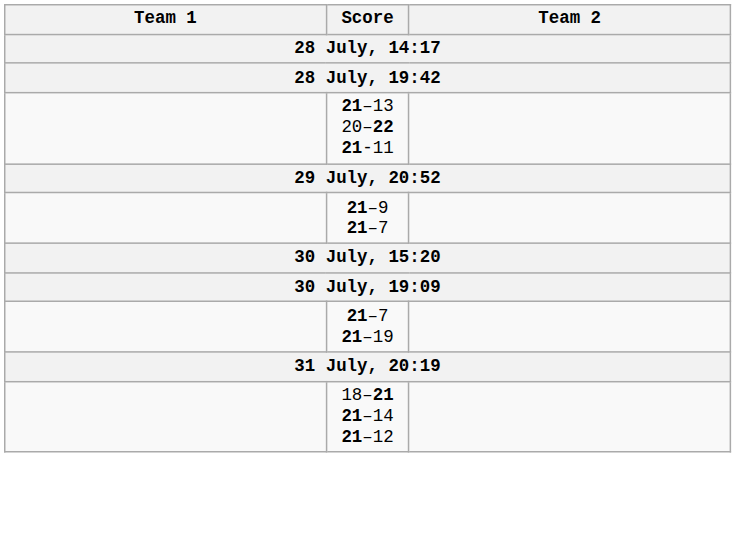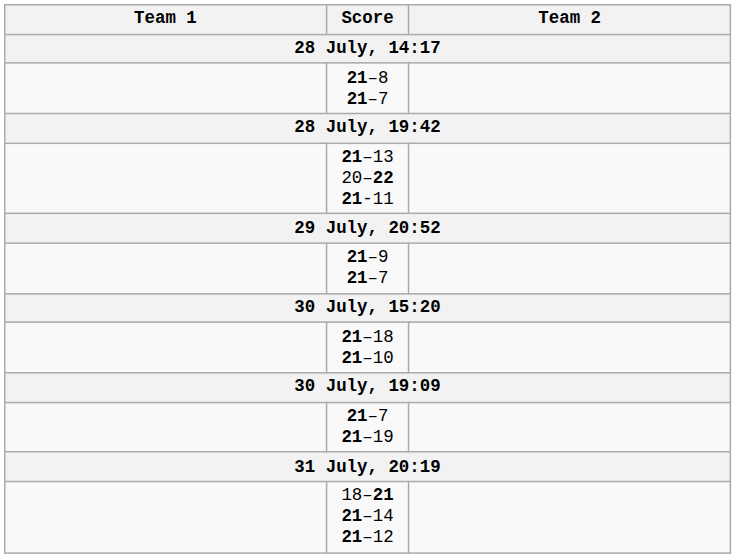+ row: (368, 88)
+ row: (368, 347)
